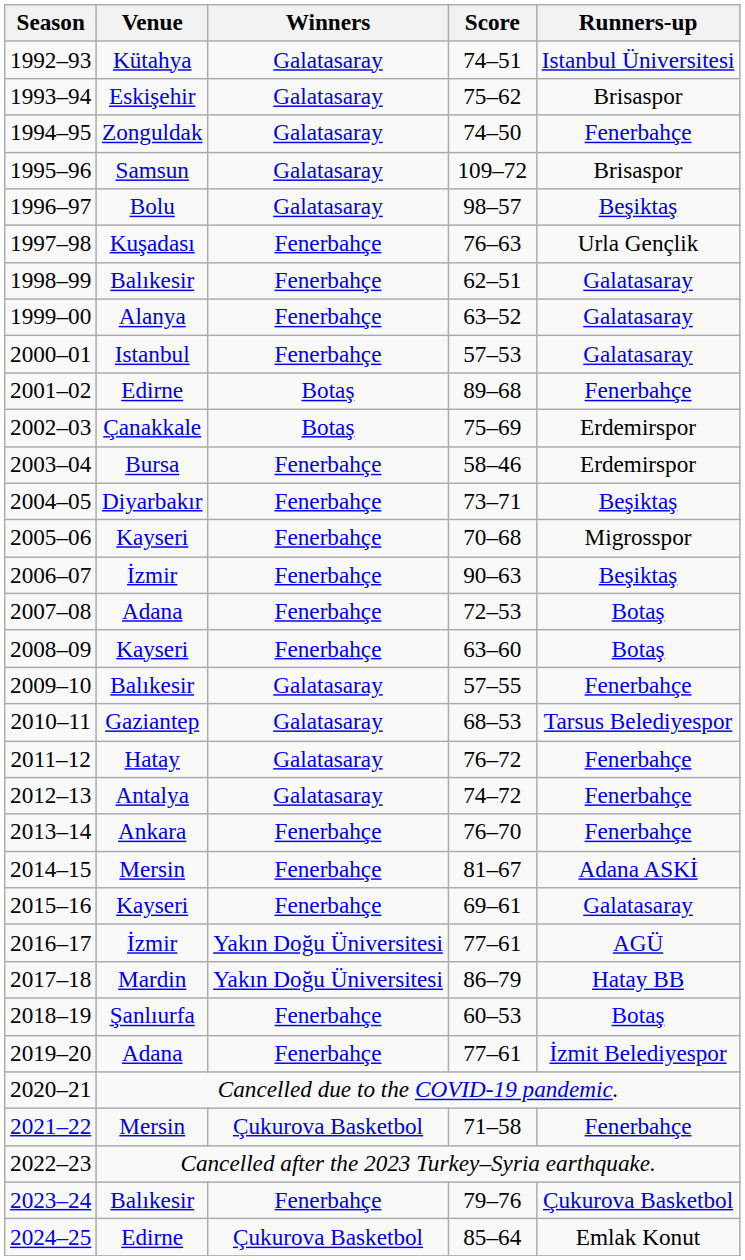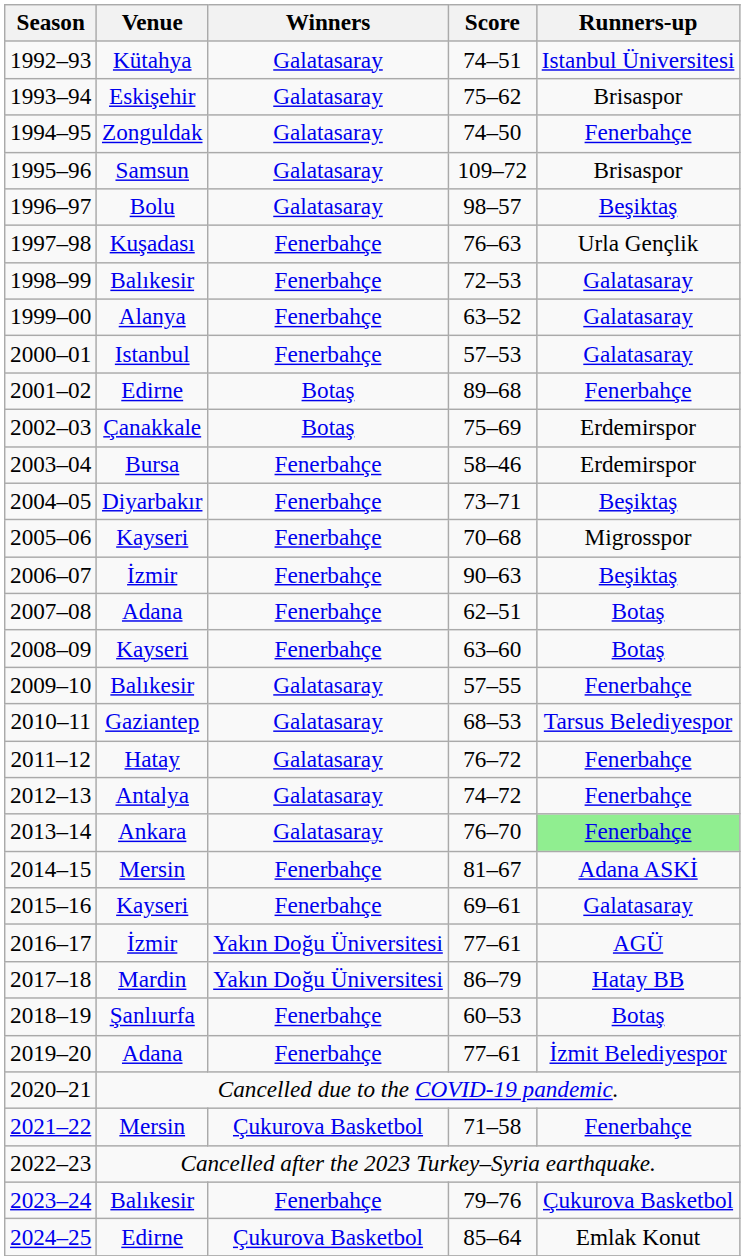(492, 280) 62–51 -> (492, 280) 72–53
(492, 611) 72–53 -> (492, 611) 62–51
(328, 832) Fenerbahçe -> (328, 832) Galatasaray
(638, 832) no background -> (638, 832) lightgreen background
